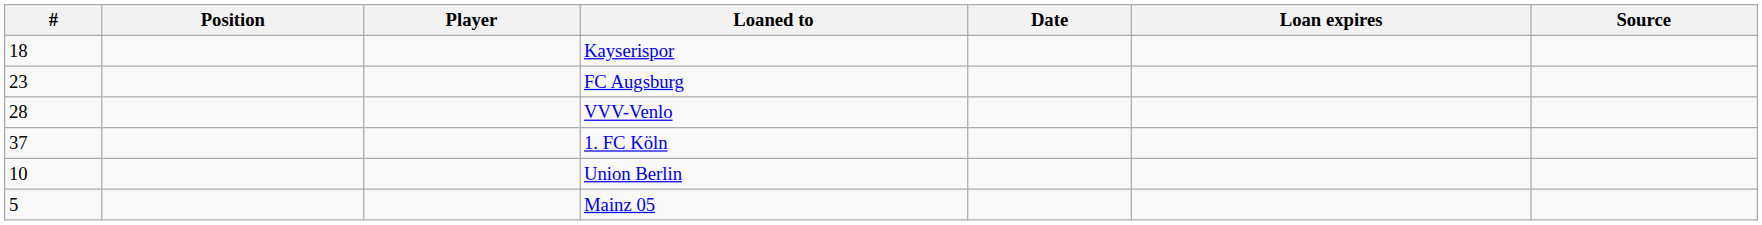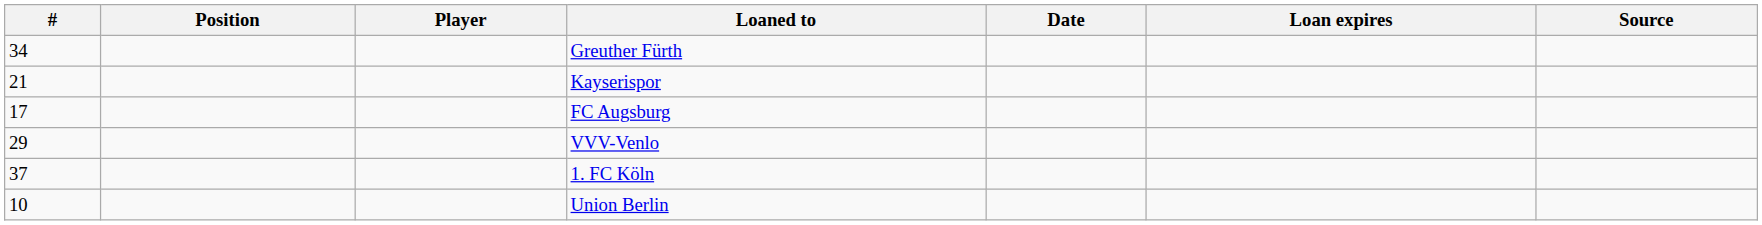+ row: (626, 50)
(18, 50) 18 -> (18, 81) 21
(18, 81) 23 -> (18, 112) 17
(18, 112) 28 -> (18, 143) 29
- row: (620, 205)
